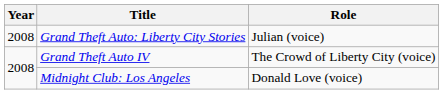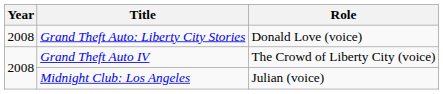(288, 36) Julian (voice) -> (307, 36) Donald Love (voice)
(307, 78) Donald Love (voice) -> (288, 78) Julian (voice)
